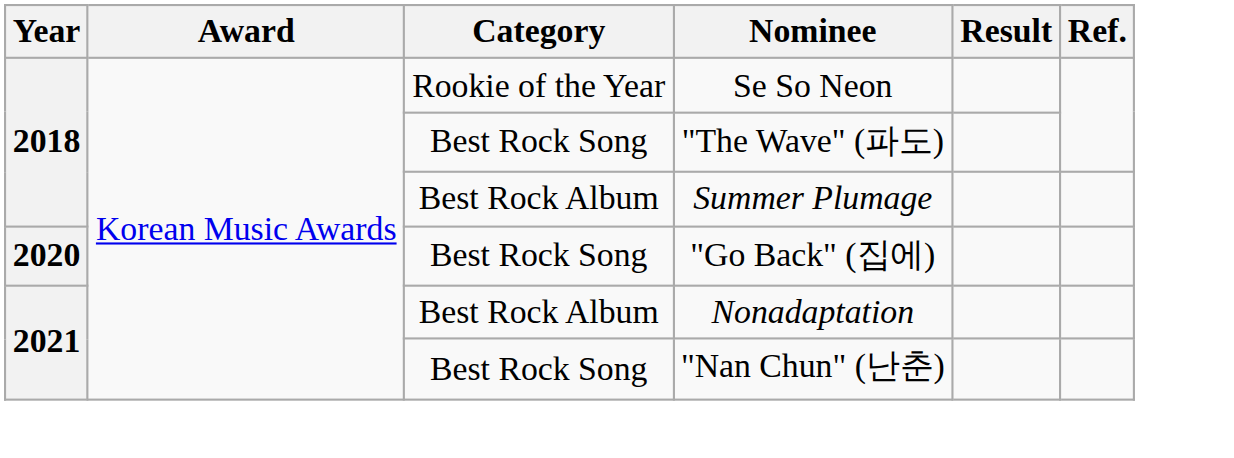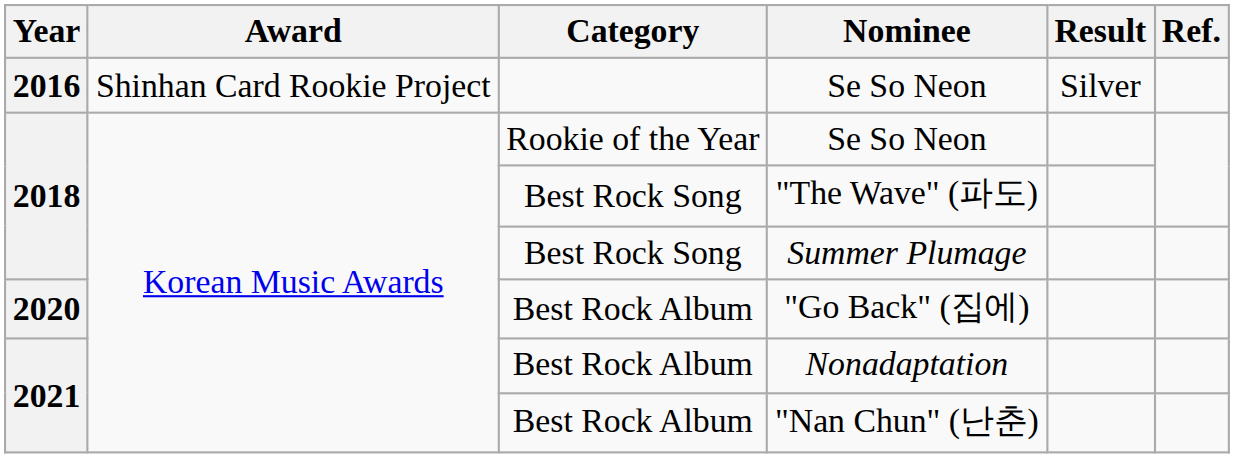+ row: (47, 84)
(539, 198) Best Rock Album -> (633, 251) Best Rock Song
(539, 254) Best Rock Song -> (633, 308) Best Rock Album
(539, 368) Best Rock Song -> (633, 421) Best Rock Album
